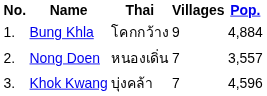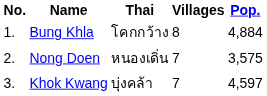(176, 32) 9 -> (176, 32) 8
(245, 57) 3,557 -> (245, 57) 3,575
(245, 83) 4,596 -> (245, 83) 4,597
